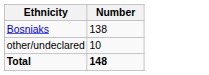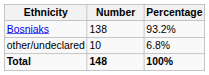+ column: (174, 12)
